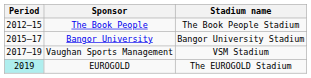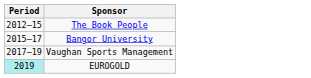- column: (241, 11)
